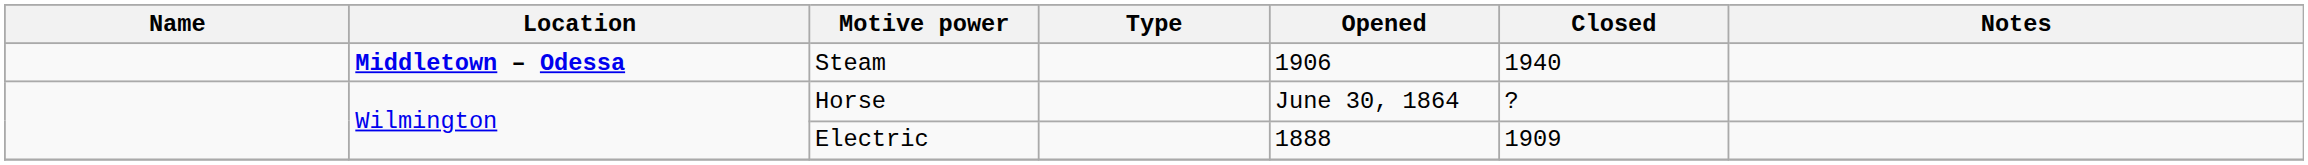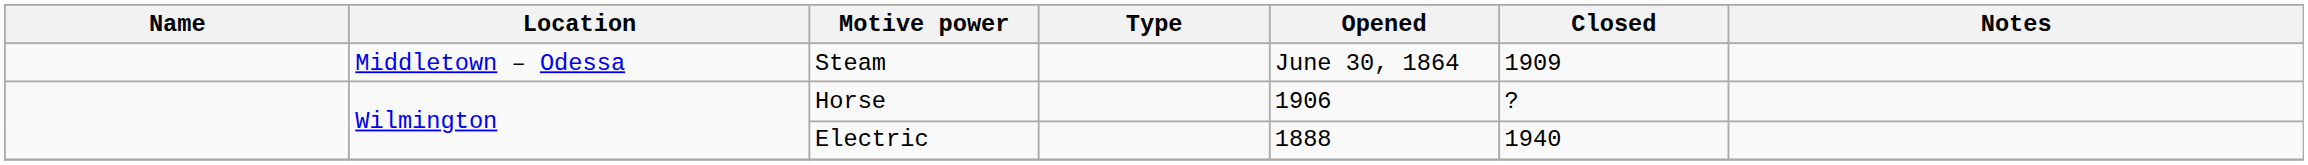(490, 63) bold -> (490, 63) normal
(1303, 63) 1906 -> (1367, 63) June 30, 1864
(1533, 63) 1940 -> (1533, 63) 1909
(1367, 101) June 30, 1864 -> (1303, 101) 1906
(1533, 140) 1909 -> (1533, 140) 1940
